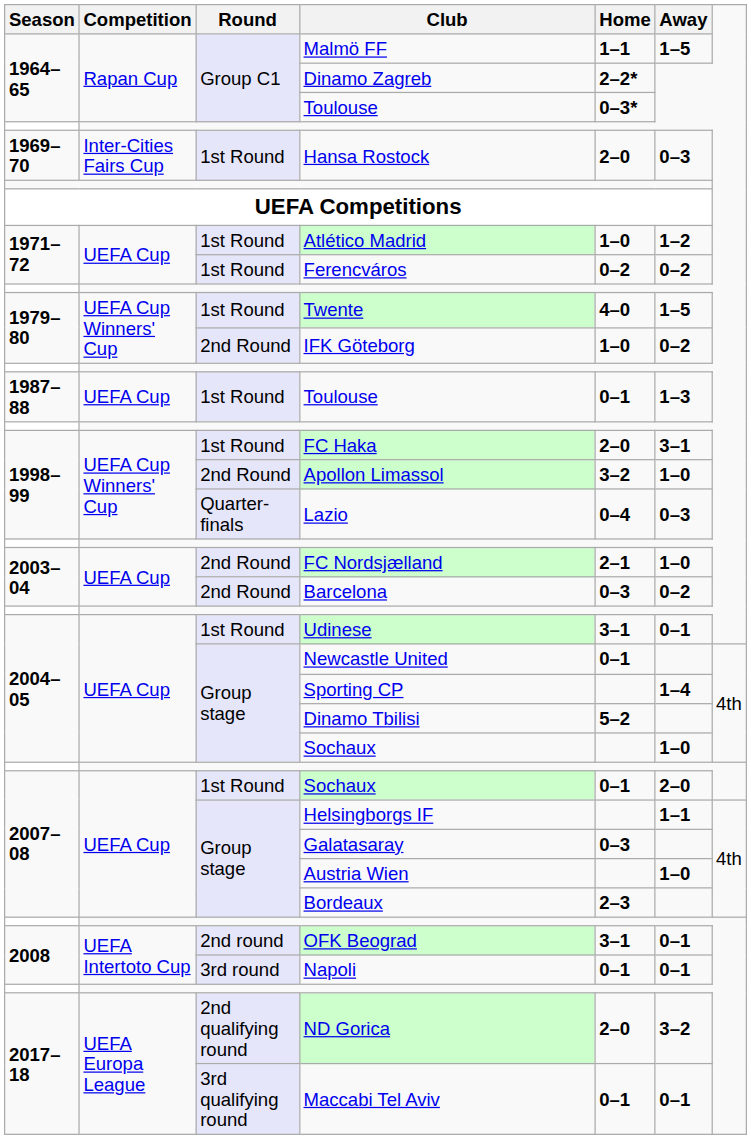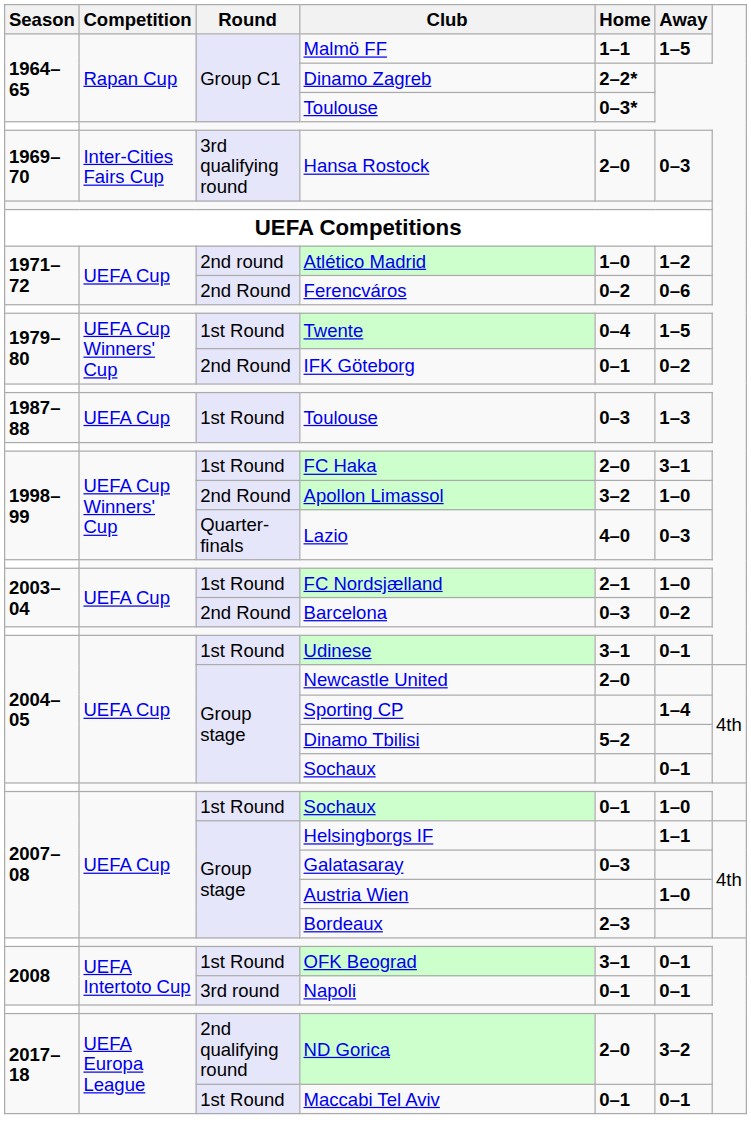(242, 156) 1st Round -> (239, 166) 3rd qualifying round
(242, 240) 1st Round -> (242, 260) 2nd round
(242, 269) 1st Round -> (245, 290) 2nd Round
(675, 269) 0–2 -> (675, 290) 0–6
(615, 310) 4–0 -> (615, 331) 0–4
(615, 345) 1–0 -> (615, 366) 0–1
(615, 397) 0–1 -> (615, 418) 0–3
(615, 514) 0–4 -> (615, 535) 4–0
(245, 563) 2nd Round -> (242, 583) 1st Round
(615, 659) 0–1 -> (615, 680) 2–0
(675, 747) 1–0 -> (675, 768) 0–1
(675, 785) 2–0 -> (675, 806) 1–0
(242, 941) 2nd round -> (242, 961) 1st Round
(239, 1100) 3rd qualifying round -> (242, 1100) 1st Round
